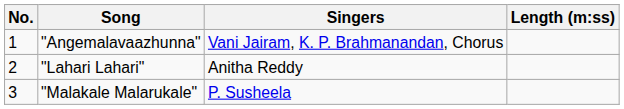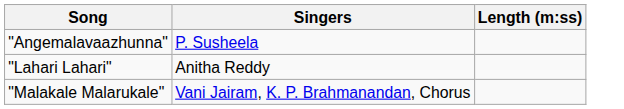- column: (21, 17)
(356, 42) Vani Jairam, K. P. Brahmanandan, Chorus -> (217, 42) P. Susheela
(250, 92) P. Susheela -> (323, 92) Vani Jairam, K. P. Brahmanandan, Chorus
